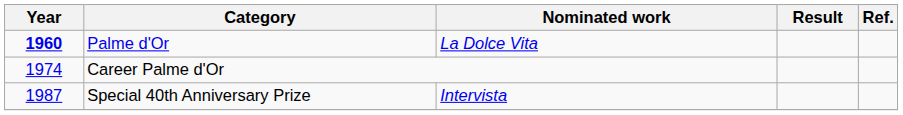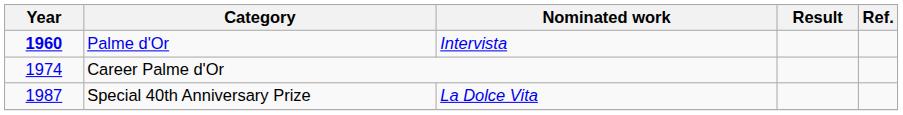(489, 43) La Dolce Vita -> (474, 43) Intervista
(474, 95) Intervista -> (489, 95) La Dolce Vita
